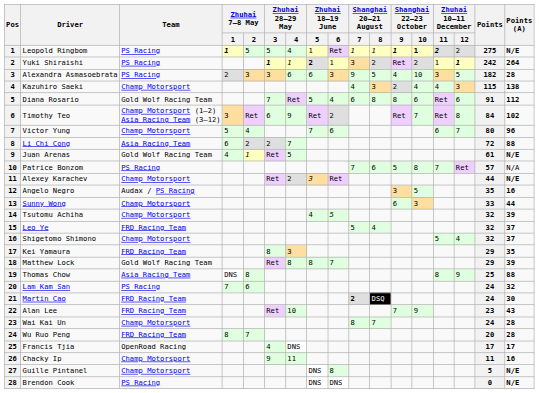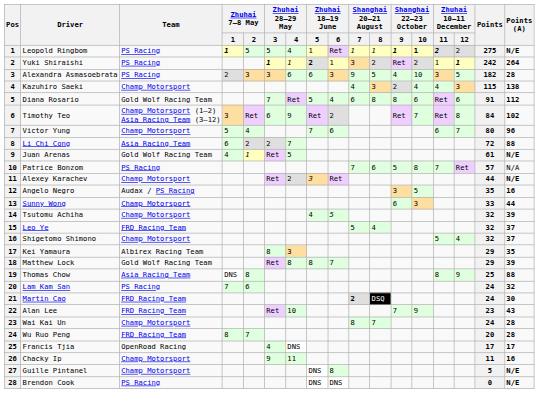(154, 251) FRD Racing Team -> (162, 251) Albirex Racing Team
